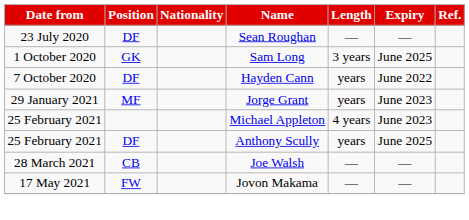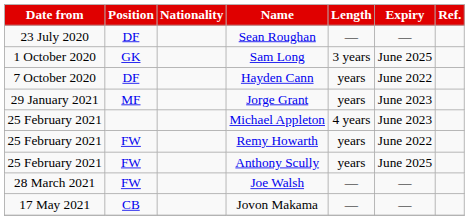+ row: (277, 141)
(131, 141) DF -> (131, 162) FW
(131, 162) CB -> (131, 183) FW
(131, 183) FW -> (131, 204) CB
